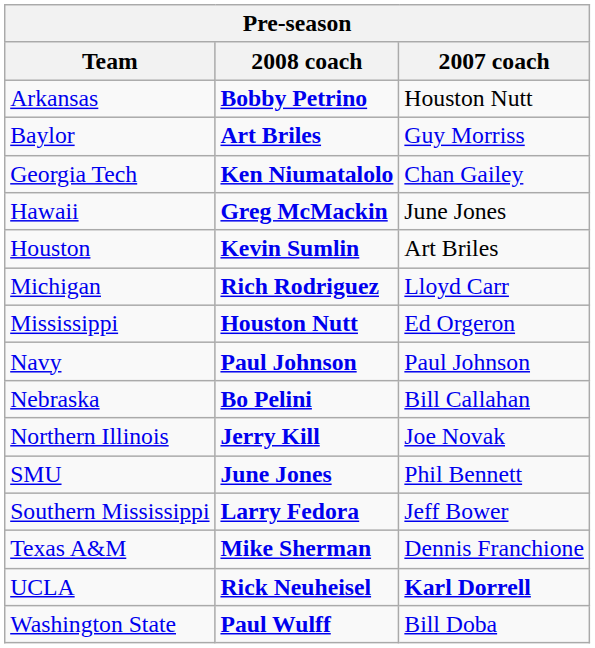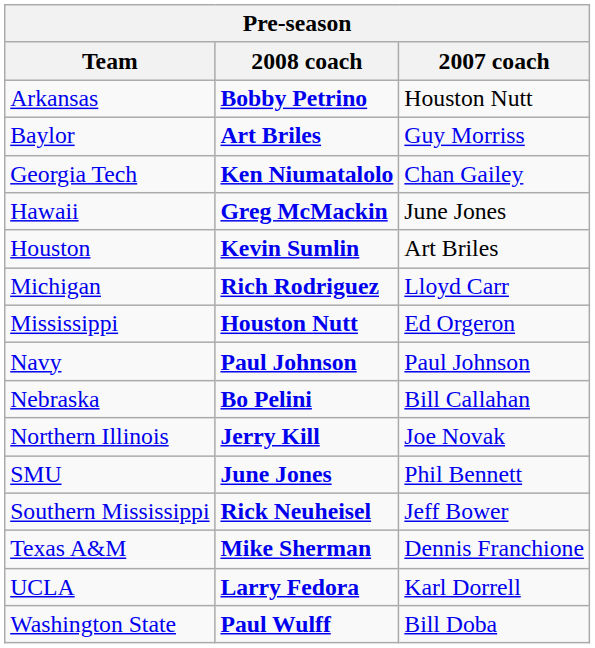(290, 511) Larry Fedora -> (296, 511) Rick Neuheisel
(296, 586) Rick Neuheisel -> (290, 586) Larry Fedora
(468, 586) bold -> (463, 586) normal
